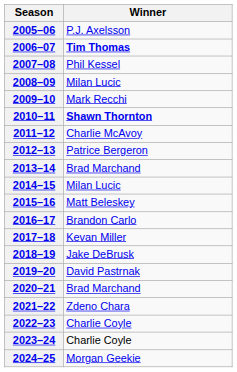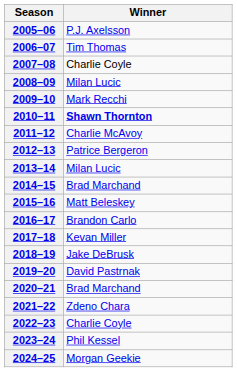(98, 47) bold -> (96, 47) normal
(93, 64) Phil Kessel -> (99, 64) Charlie Coyle
(103, 168) Brad Marchand -> (93, 168) Milan Lucic
(93, 185) Milan Lucic -> (103, 185) Brad Marchand
(99, 340) Charlie Coyle -> (93, 340) Phil Kessel
